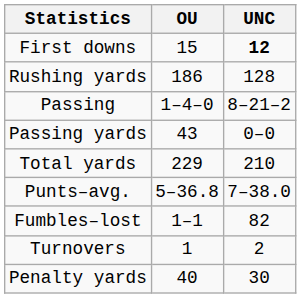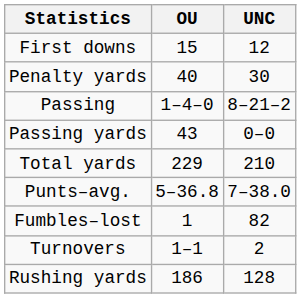(259, 48) bold -> (259, 48) normal
rows swapped: (78, 77) <-> (78, 278)
(187, 221) 1–1 -> (187, 221) 1
(187, 250) 1 -> (187, 250) 1–1
